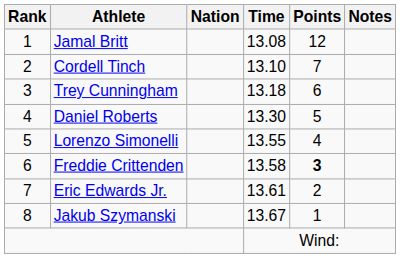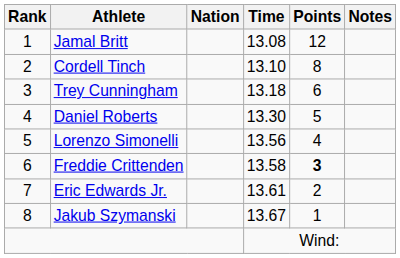(317, 66) 7 -> (317, 66) 8
(266, 141) 13.55 -> (266, 141) 13.56
